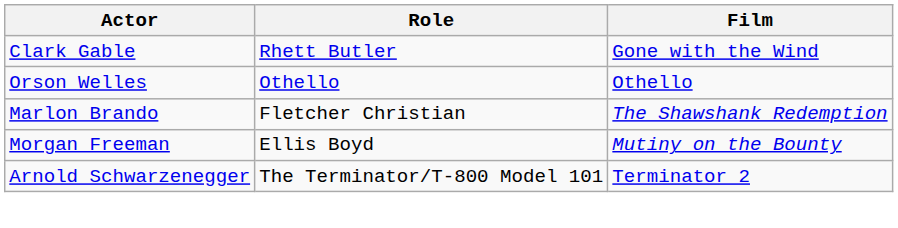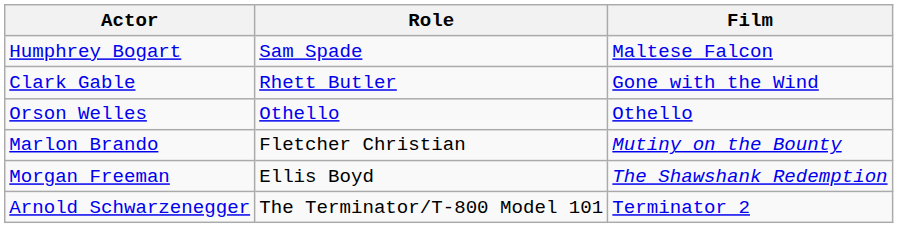+ row: (95, 51)
(750, 114) The Shawshank Redemption -> (727, 145) Mutiny on the Bounty
(727, 145) Mutiny on the Bounty -> (750, 176) The Shawshank Redemption
